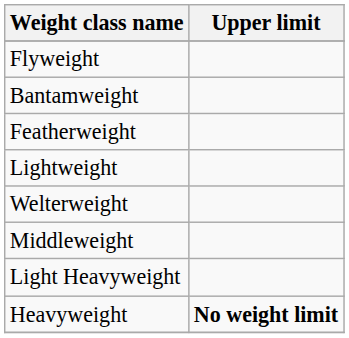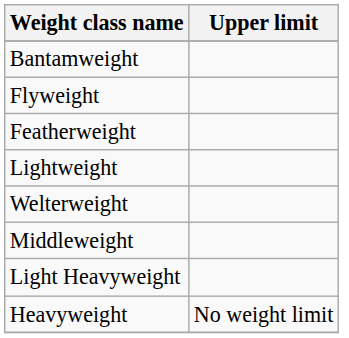rows swapped: (55, 59) <-> (74, 95)
(266, 313) bold -> (264, 313) normal
